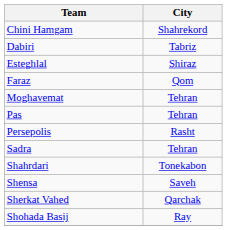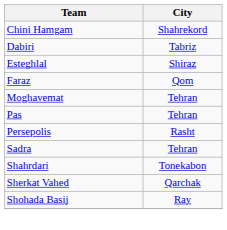- row: (22, 183)
